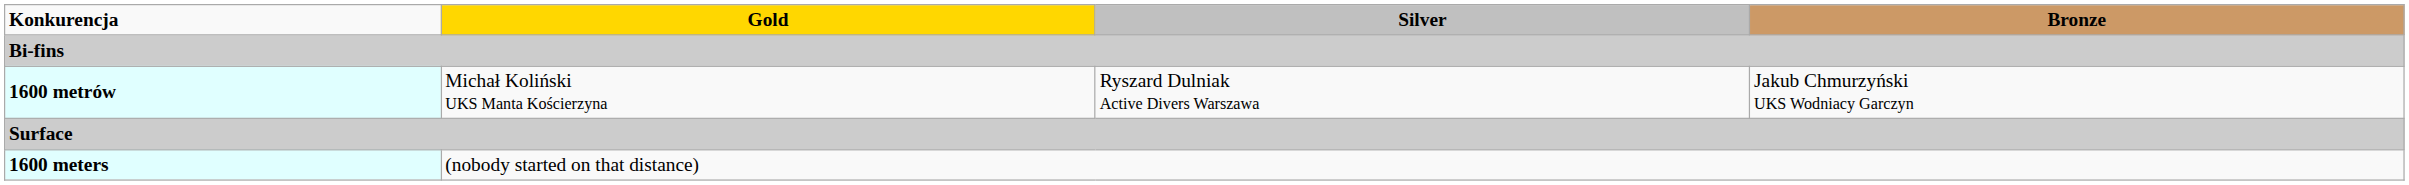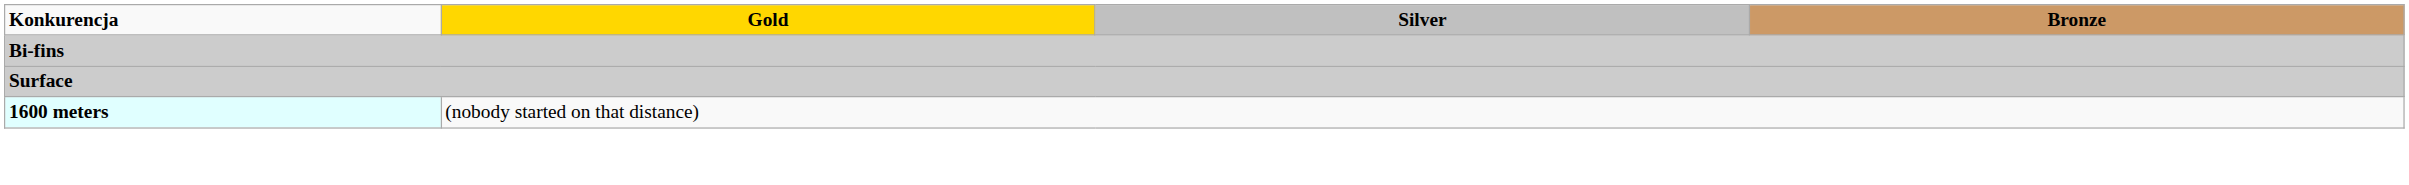- row: (63, 92)
